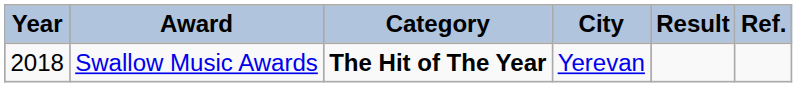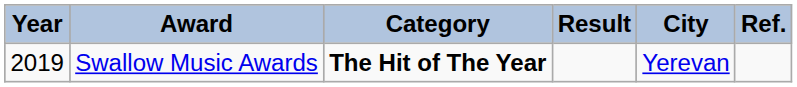columns swapped: (601, 24) <-> (693, 24)
(37, 62) 2018 -> (37, 62) 2019
